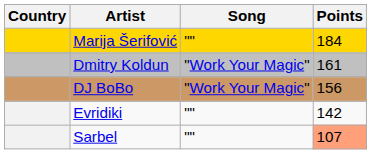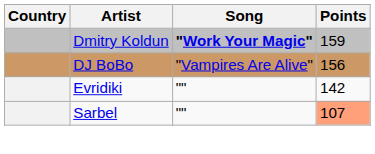- row: (125, 40)
(247, 64) normal -> (244, 40) bold
(329, 64) 161 -> (333, 40) 159
(247, 88) "Work Your Magic" -> (244, 64) "Vampires Are Alive"
